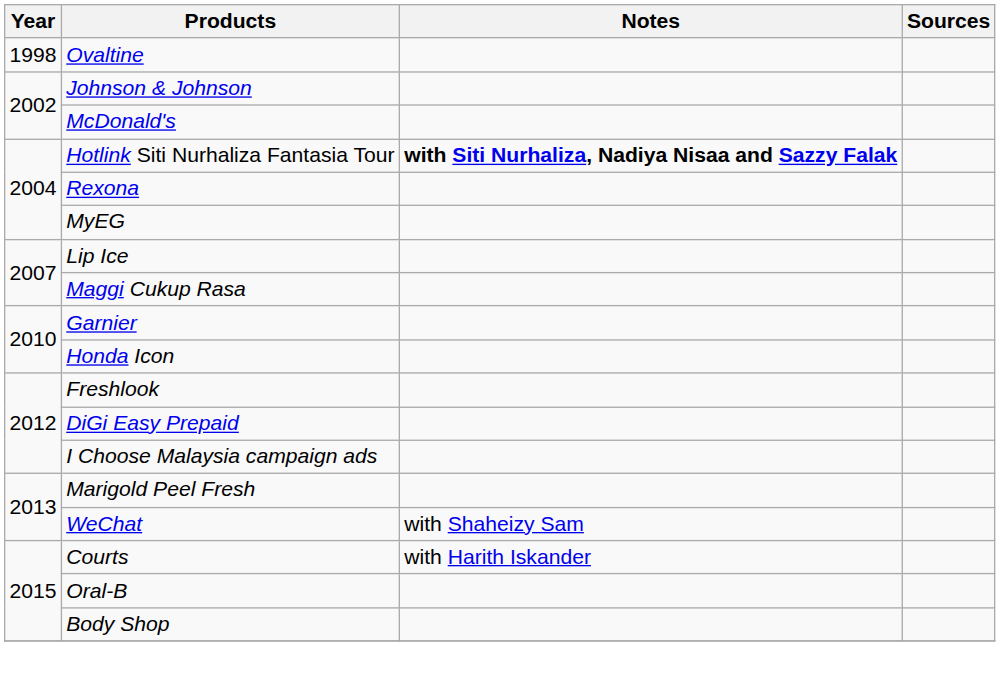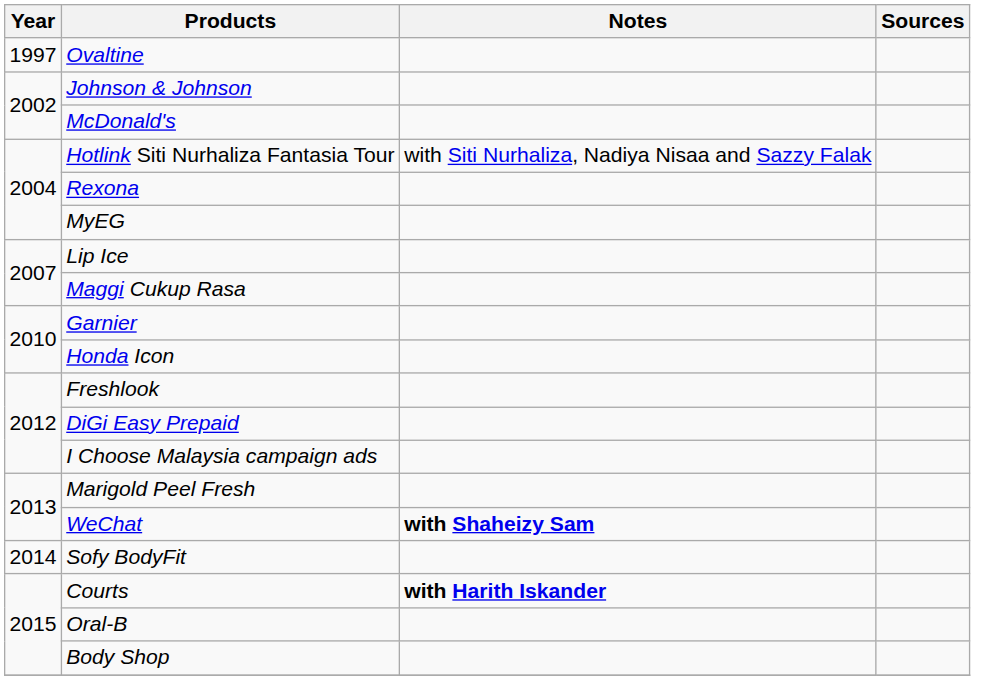(33, 54) 1998 -> (33, 54) 1997
(651, 155) bold -> (638, 155) normal
(494, 523) normal -> (499, 523) bold
+ row: (126, 557)
(498, 557) normal -> (505, 590) bold
